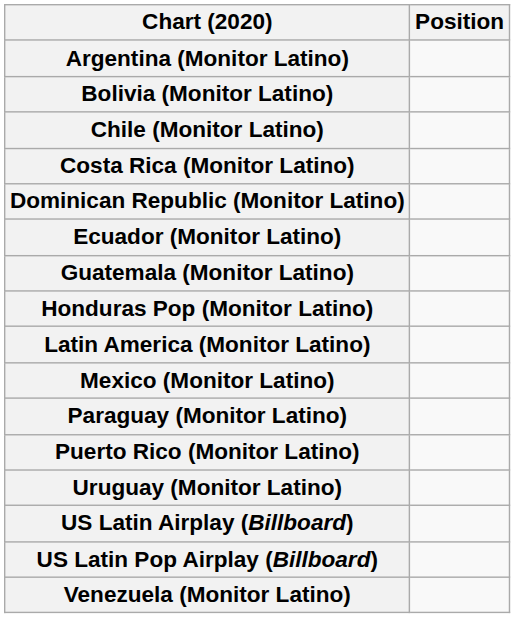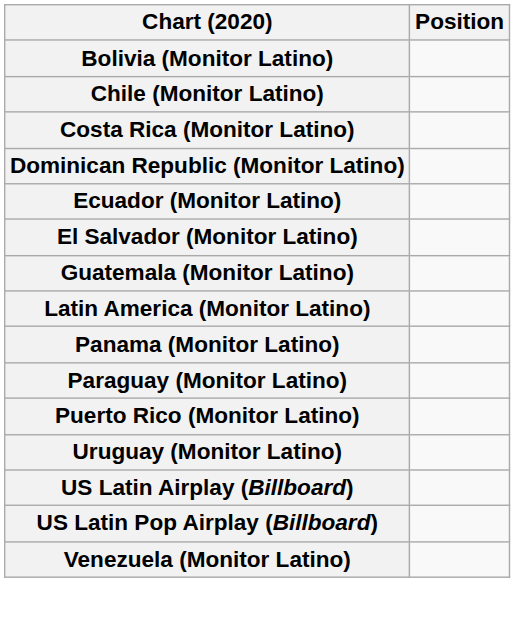- row: (207, 58)
+ row: (207, 237)
- row: (207, 308)
- row: (207, 380)
+ row: (207, 344)
